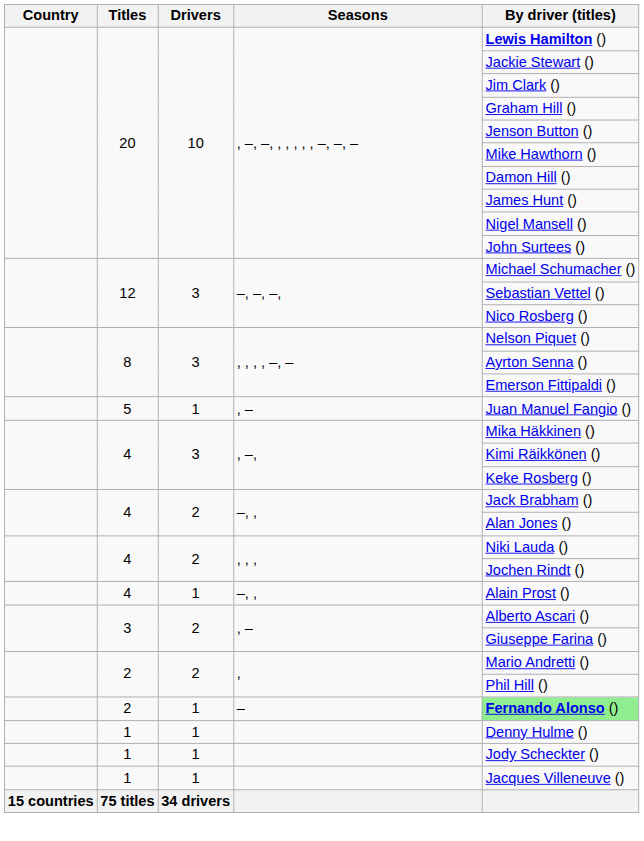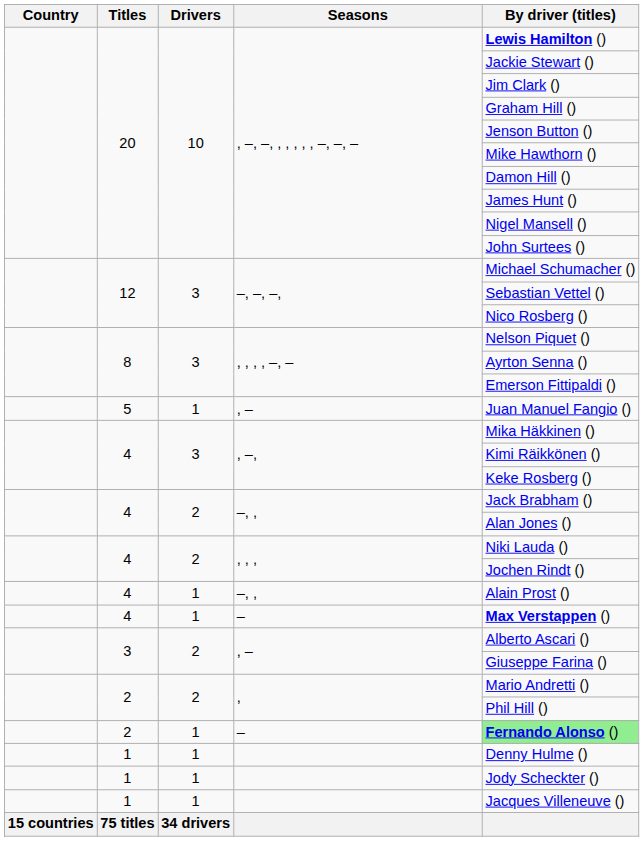+ row: (127, 616)
